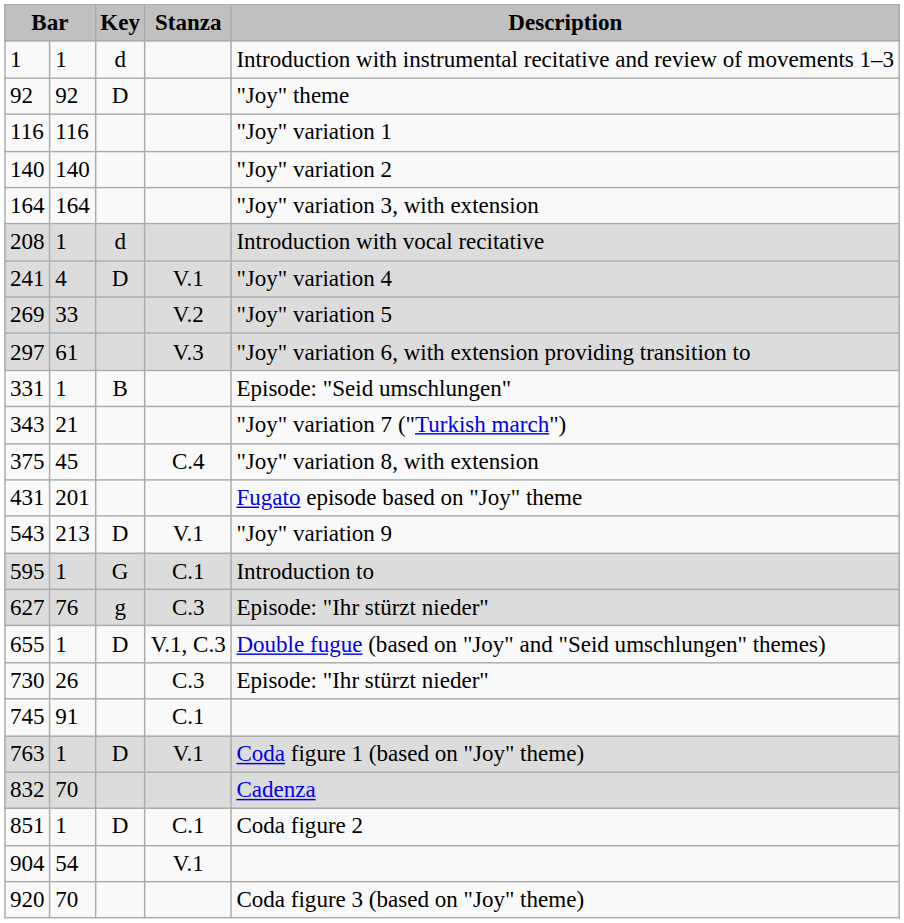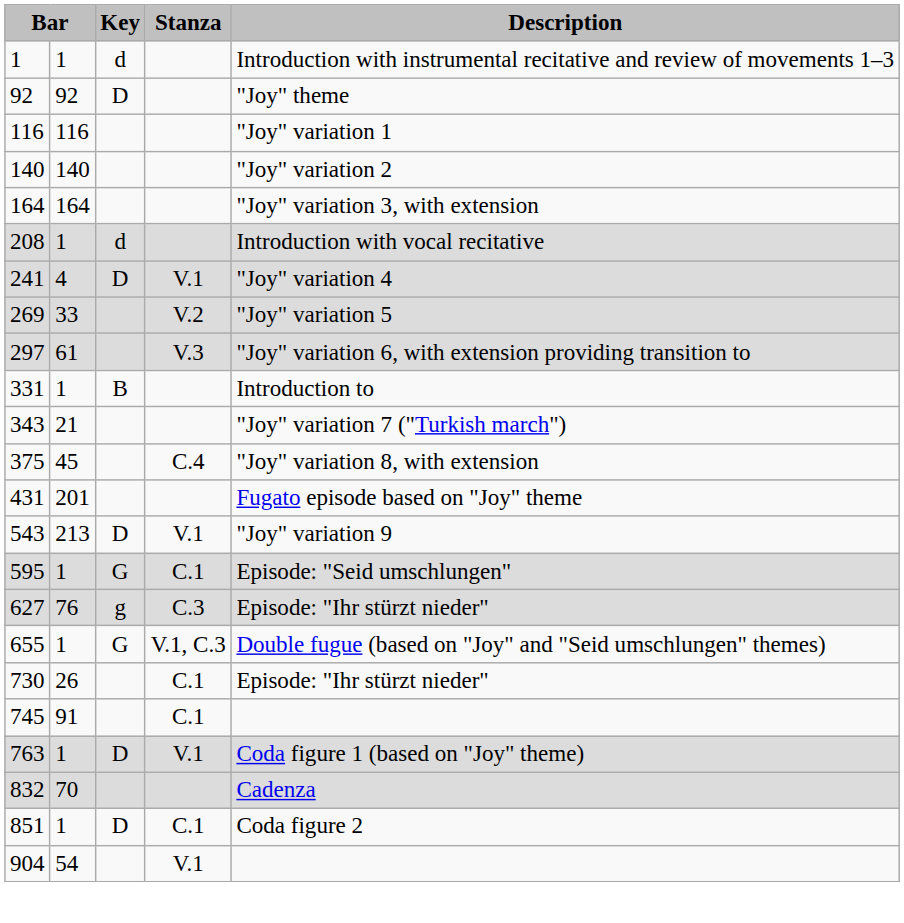(374, 388) Episode: "Seid umschlungen" -> (305, 388) Introduction to
(305, 570) Introduction to -> (374, 570) Episode: "Seid umschlungen"
(120, 643) D -> (120, 643) G
(188, 680) C.3 -> (188, 680) C.1
- row: (27, 899)
